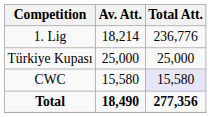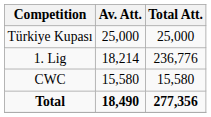rows swapped: (50, 36) <-> (50, 58)
(176, 79) lavender background -> (176, 79) no background
